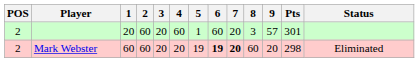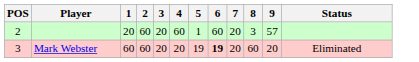- column: (293, 13)
(18, 48) 2 -> (18, 48) 3
(235, 48) bold -> (235, 48) normal
